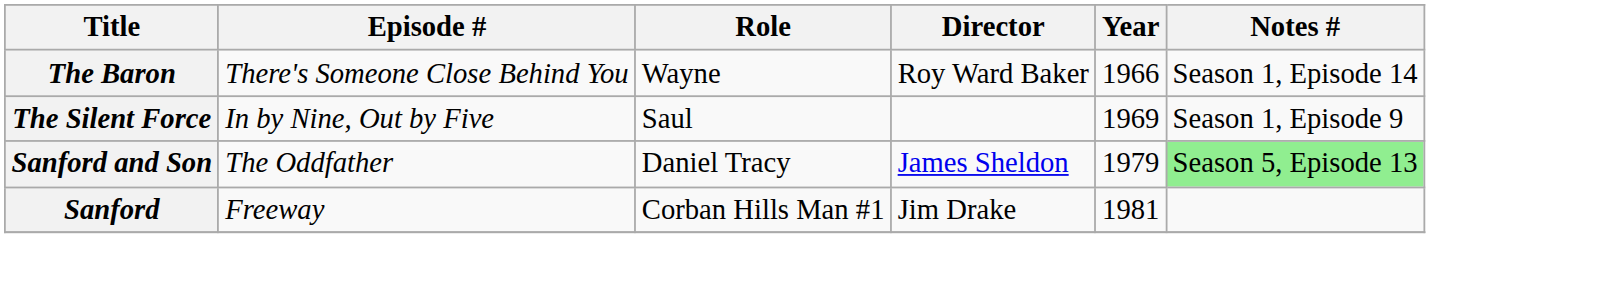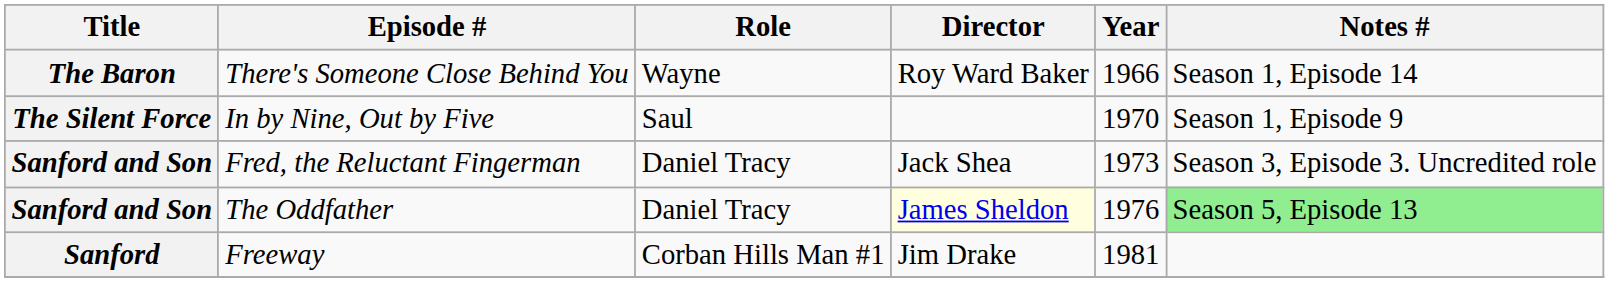(1131, 118) 1969 -> (1131, 118) 1970
+ row: (403, 163)
(983, 163) no background -> (983, 208) lightyellow background
(1131, 163) 1979 -> (1131, 208) 1976
